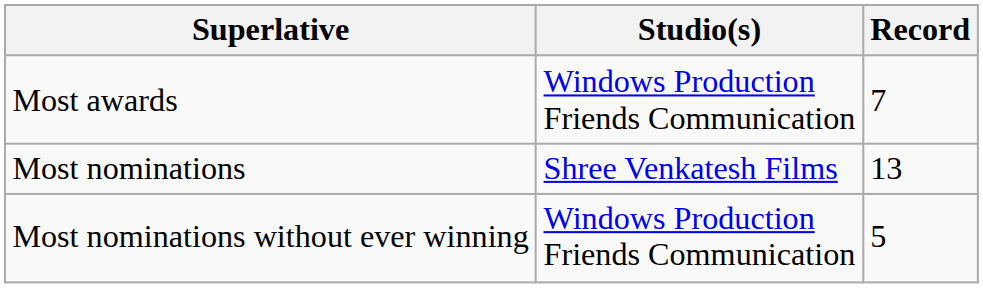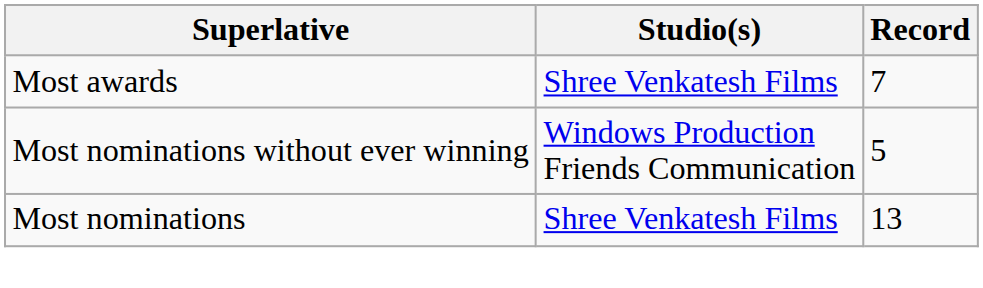(699, 99) Windows Production Friends Communication -> (691, 81) Shree Venkatesh Films
rows swapped: (129, 168) <-> (271, 237)
